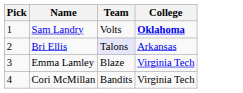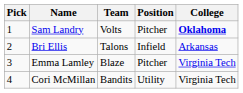+ column: (155, 12)
(114, 46) lavender background -> (114, 46) no background
